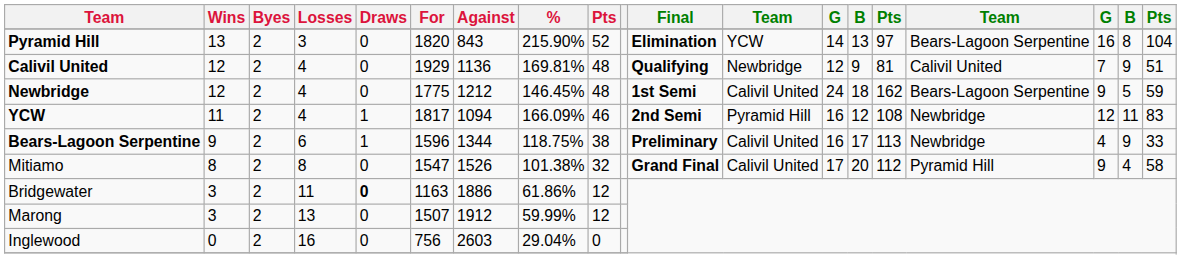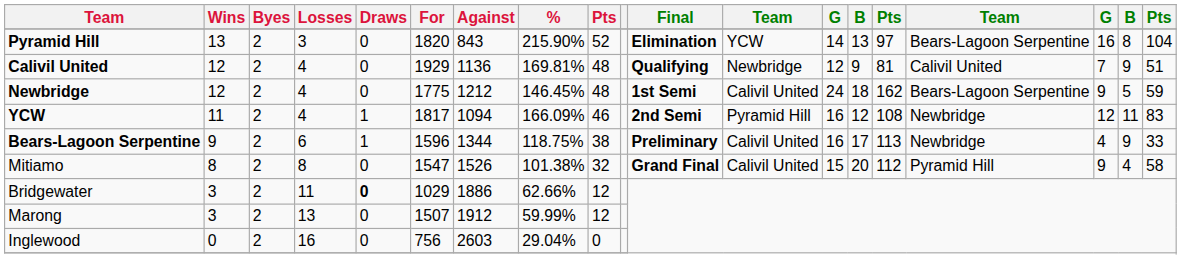(835, 166) 17 -> (835, 166) 15
(431, 191) 1163 -> (432, 191) 1029
(549, 191) 61.86% -> (549, 191) 62.66%
